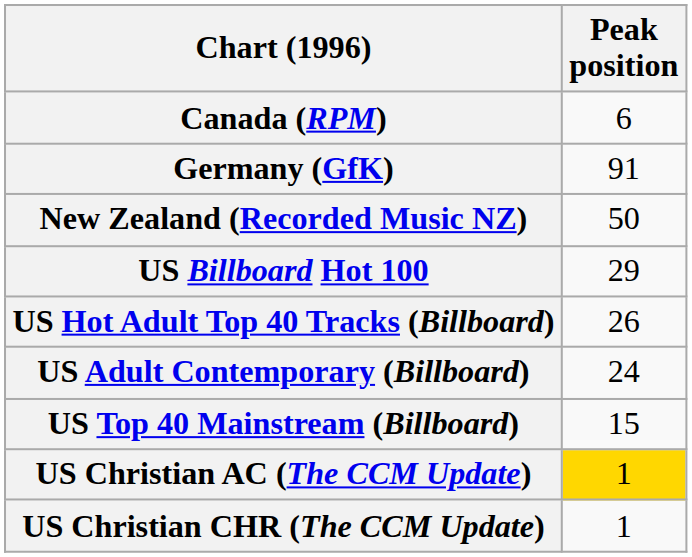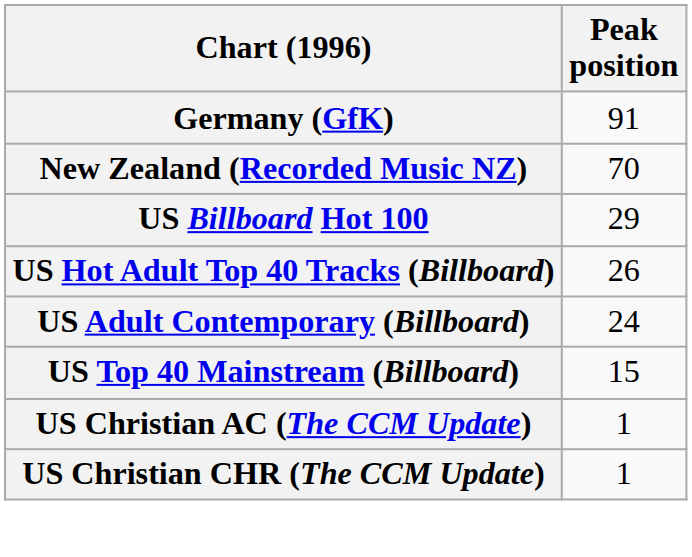- row: (283, 117)
(624, 219) 50 -> (624, 168) 70
(624, 474) gold background -> (624, 423) no background
